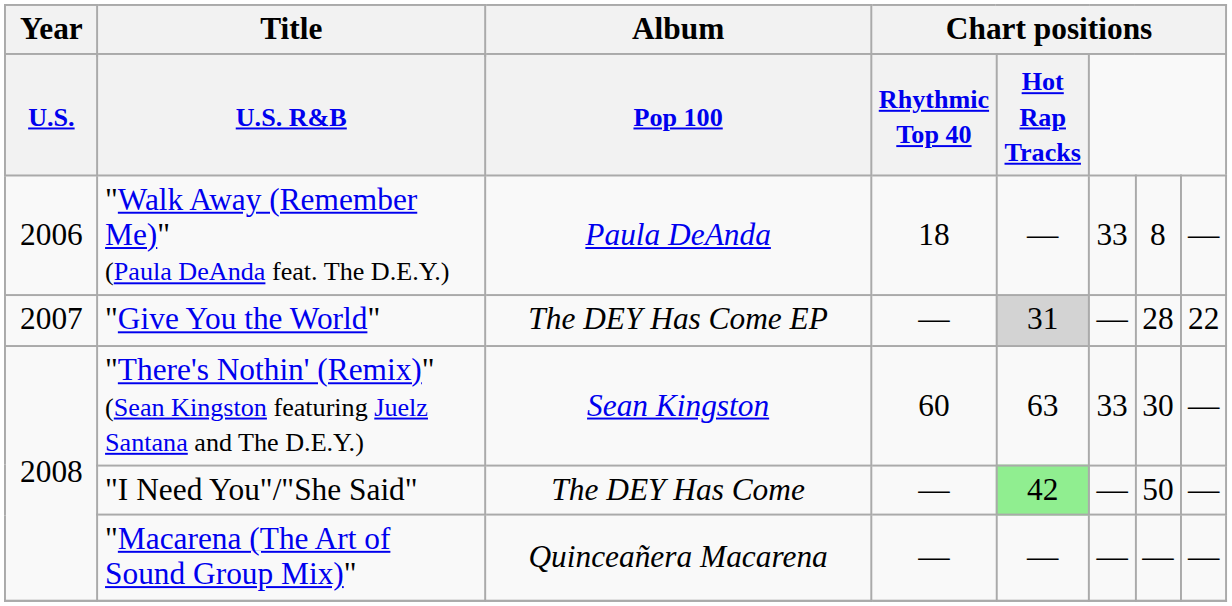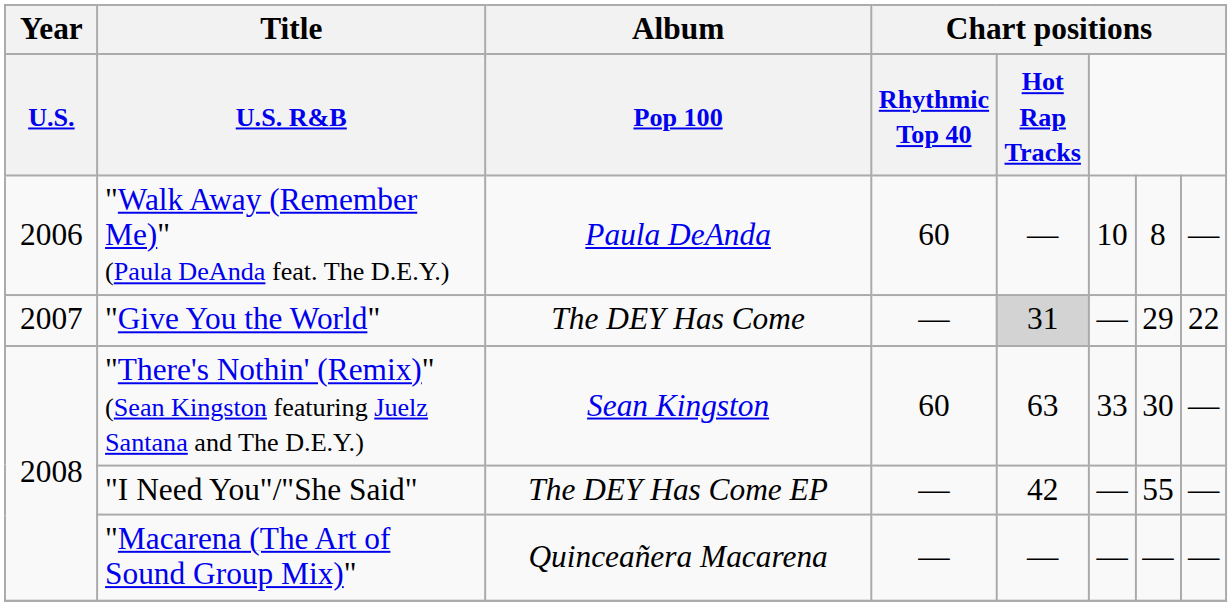(934, 234) 18 -> (934, 234) 60
(1112, 234) 33 -> (1112, 234) 10
(678, 319) The DEY Has Come EP -> (678, 319) The DEY Has Come
(1158, 319) 28 -> (1158, 319) 29
(678, 489) The DEY Has Come -> (678, 489) The DEY Has Come EP
(1043, 489) lightgreen background -> (1043, 489) no background
(1158, 489) 50 -> (1158, 489) 55
